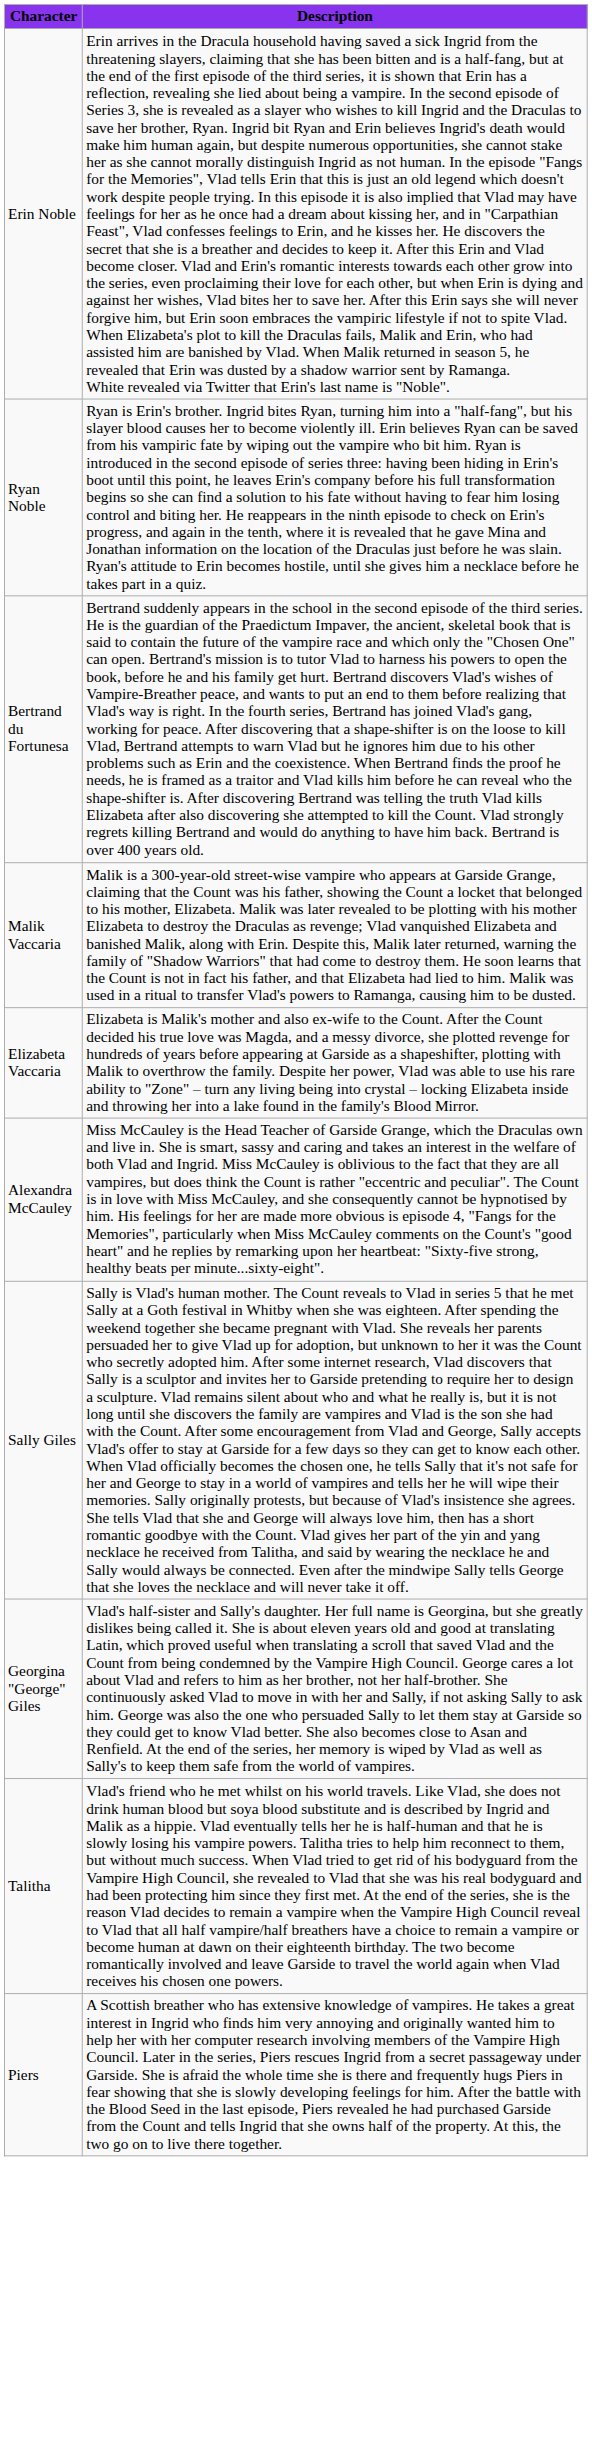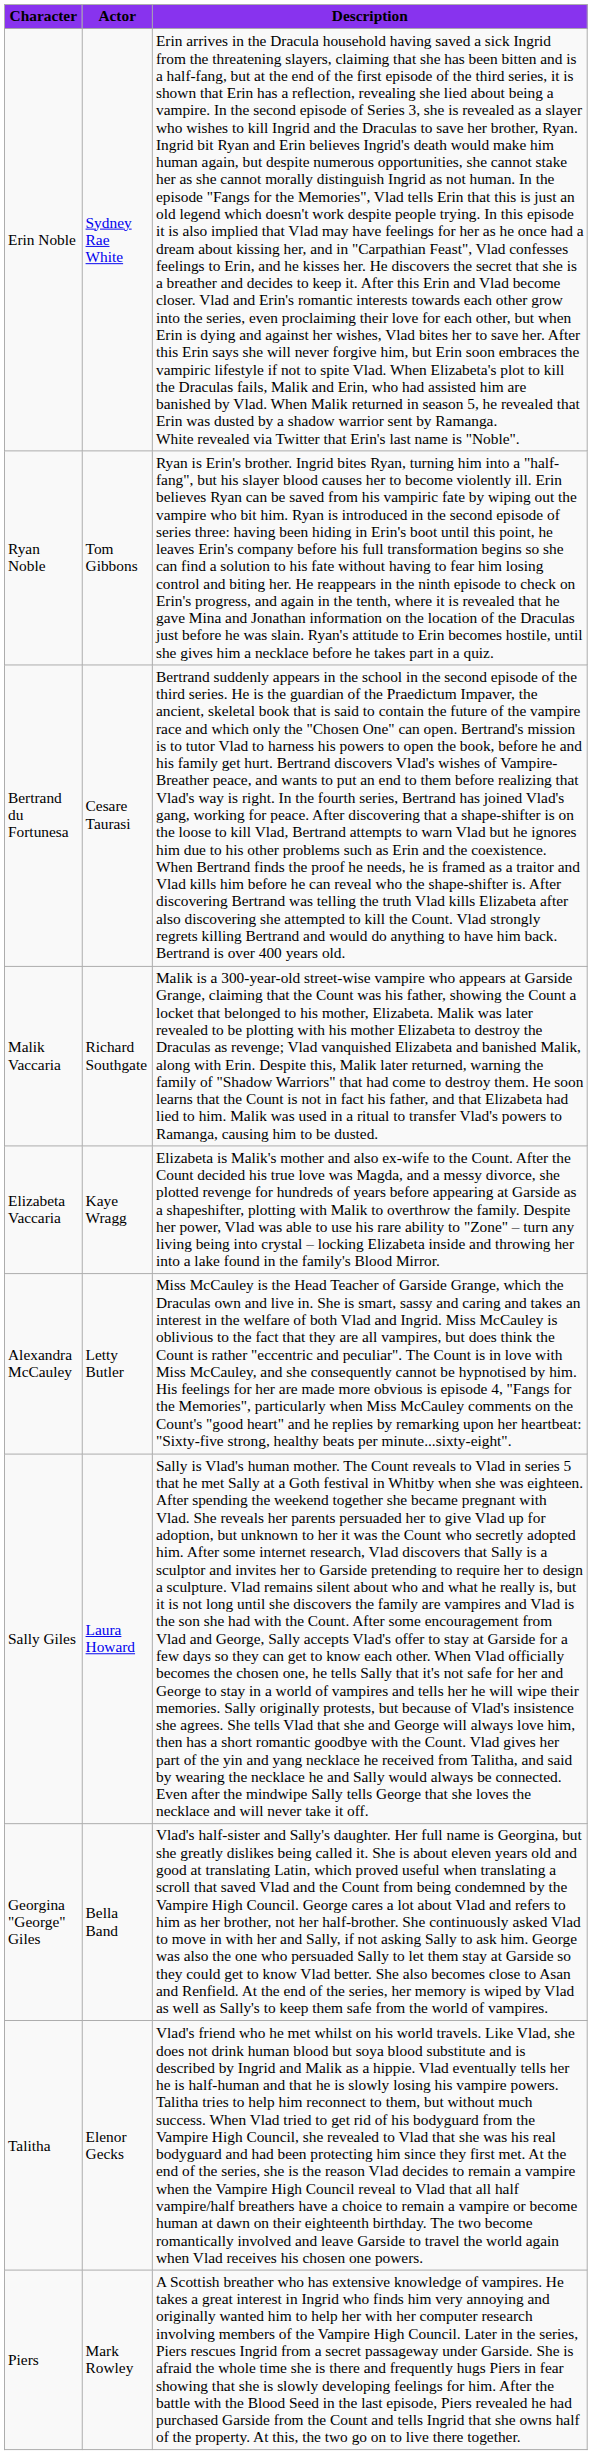+ column: (117, 16)
